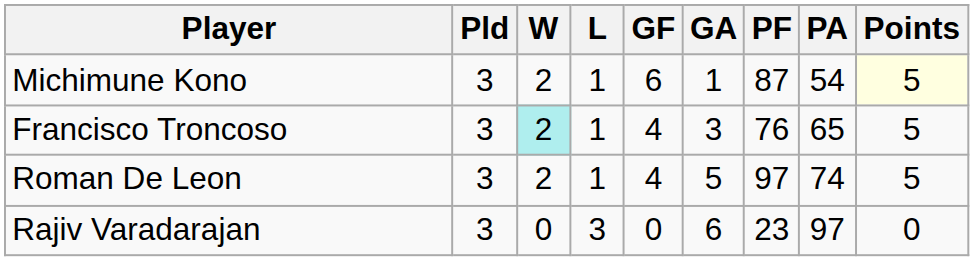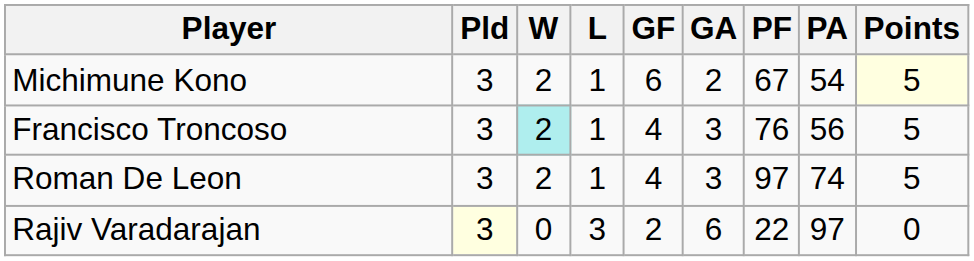(714, 79) 1 -> (714, 79) 2
(772, 79) 87 -> (772, 79) 67
(827, 129) 65 -> (827, 129) 56
(714, 179) 5 -> (714, 179) 3
(485, 229) no background -> (485, 229) lightyellow background
(653, 229) 0 -> (653, 229) 2
(772, 229) 23 -> (772, 229) 22
